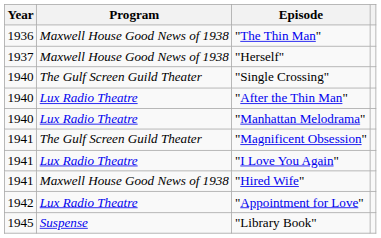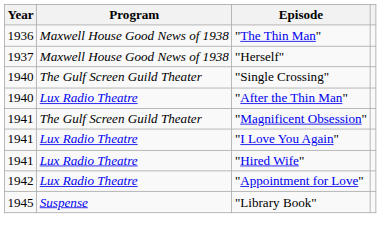- row: (300, 118)
(134, 181) Maxwell House Good News of 1938 -> (89, 160) Lux Radio Theatre
